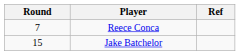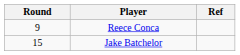(37, 27) 7 -> (37, 27) 9
